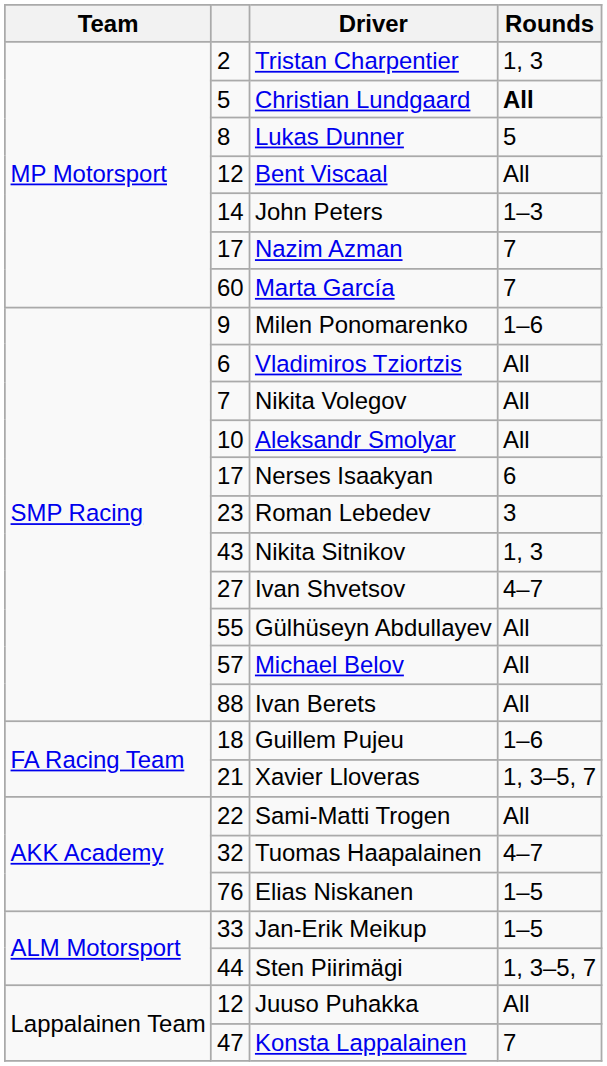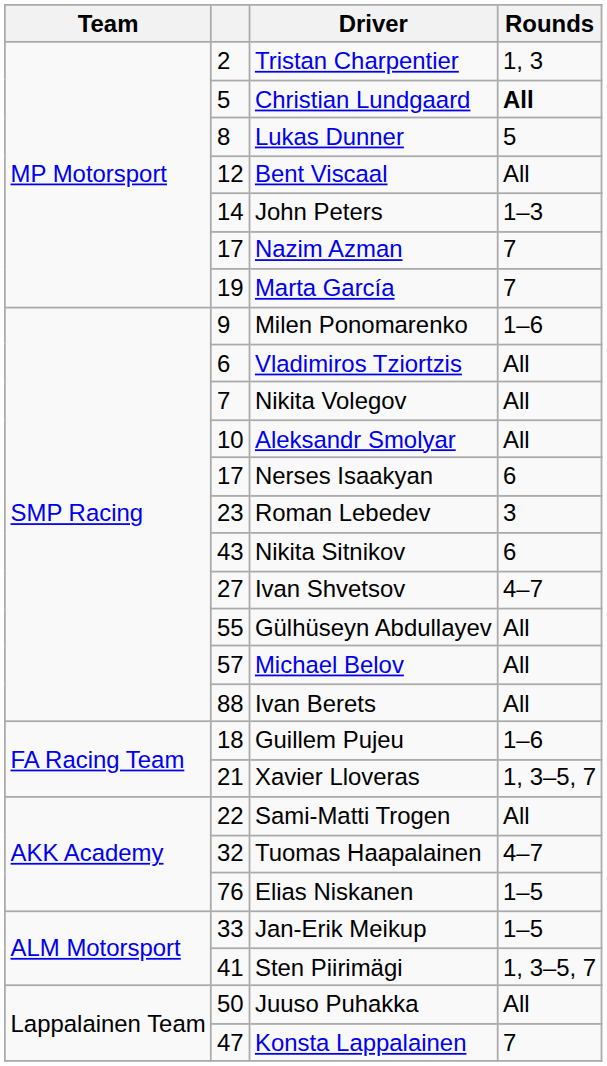(230, 287) 60 -> (230, 287) 19
(523, 552) 1, 3 -> (510, 552) 6
(230, 967) 44 -> (230, 967) 41
(230, 1004) 12 -> (230, 1004) 50
